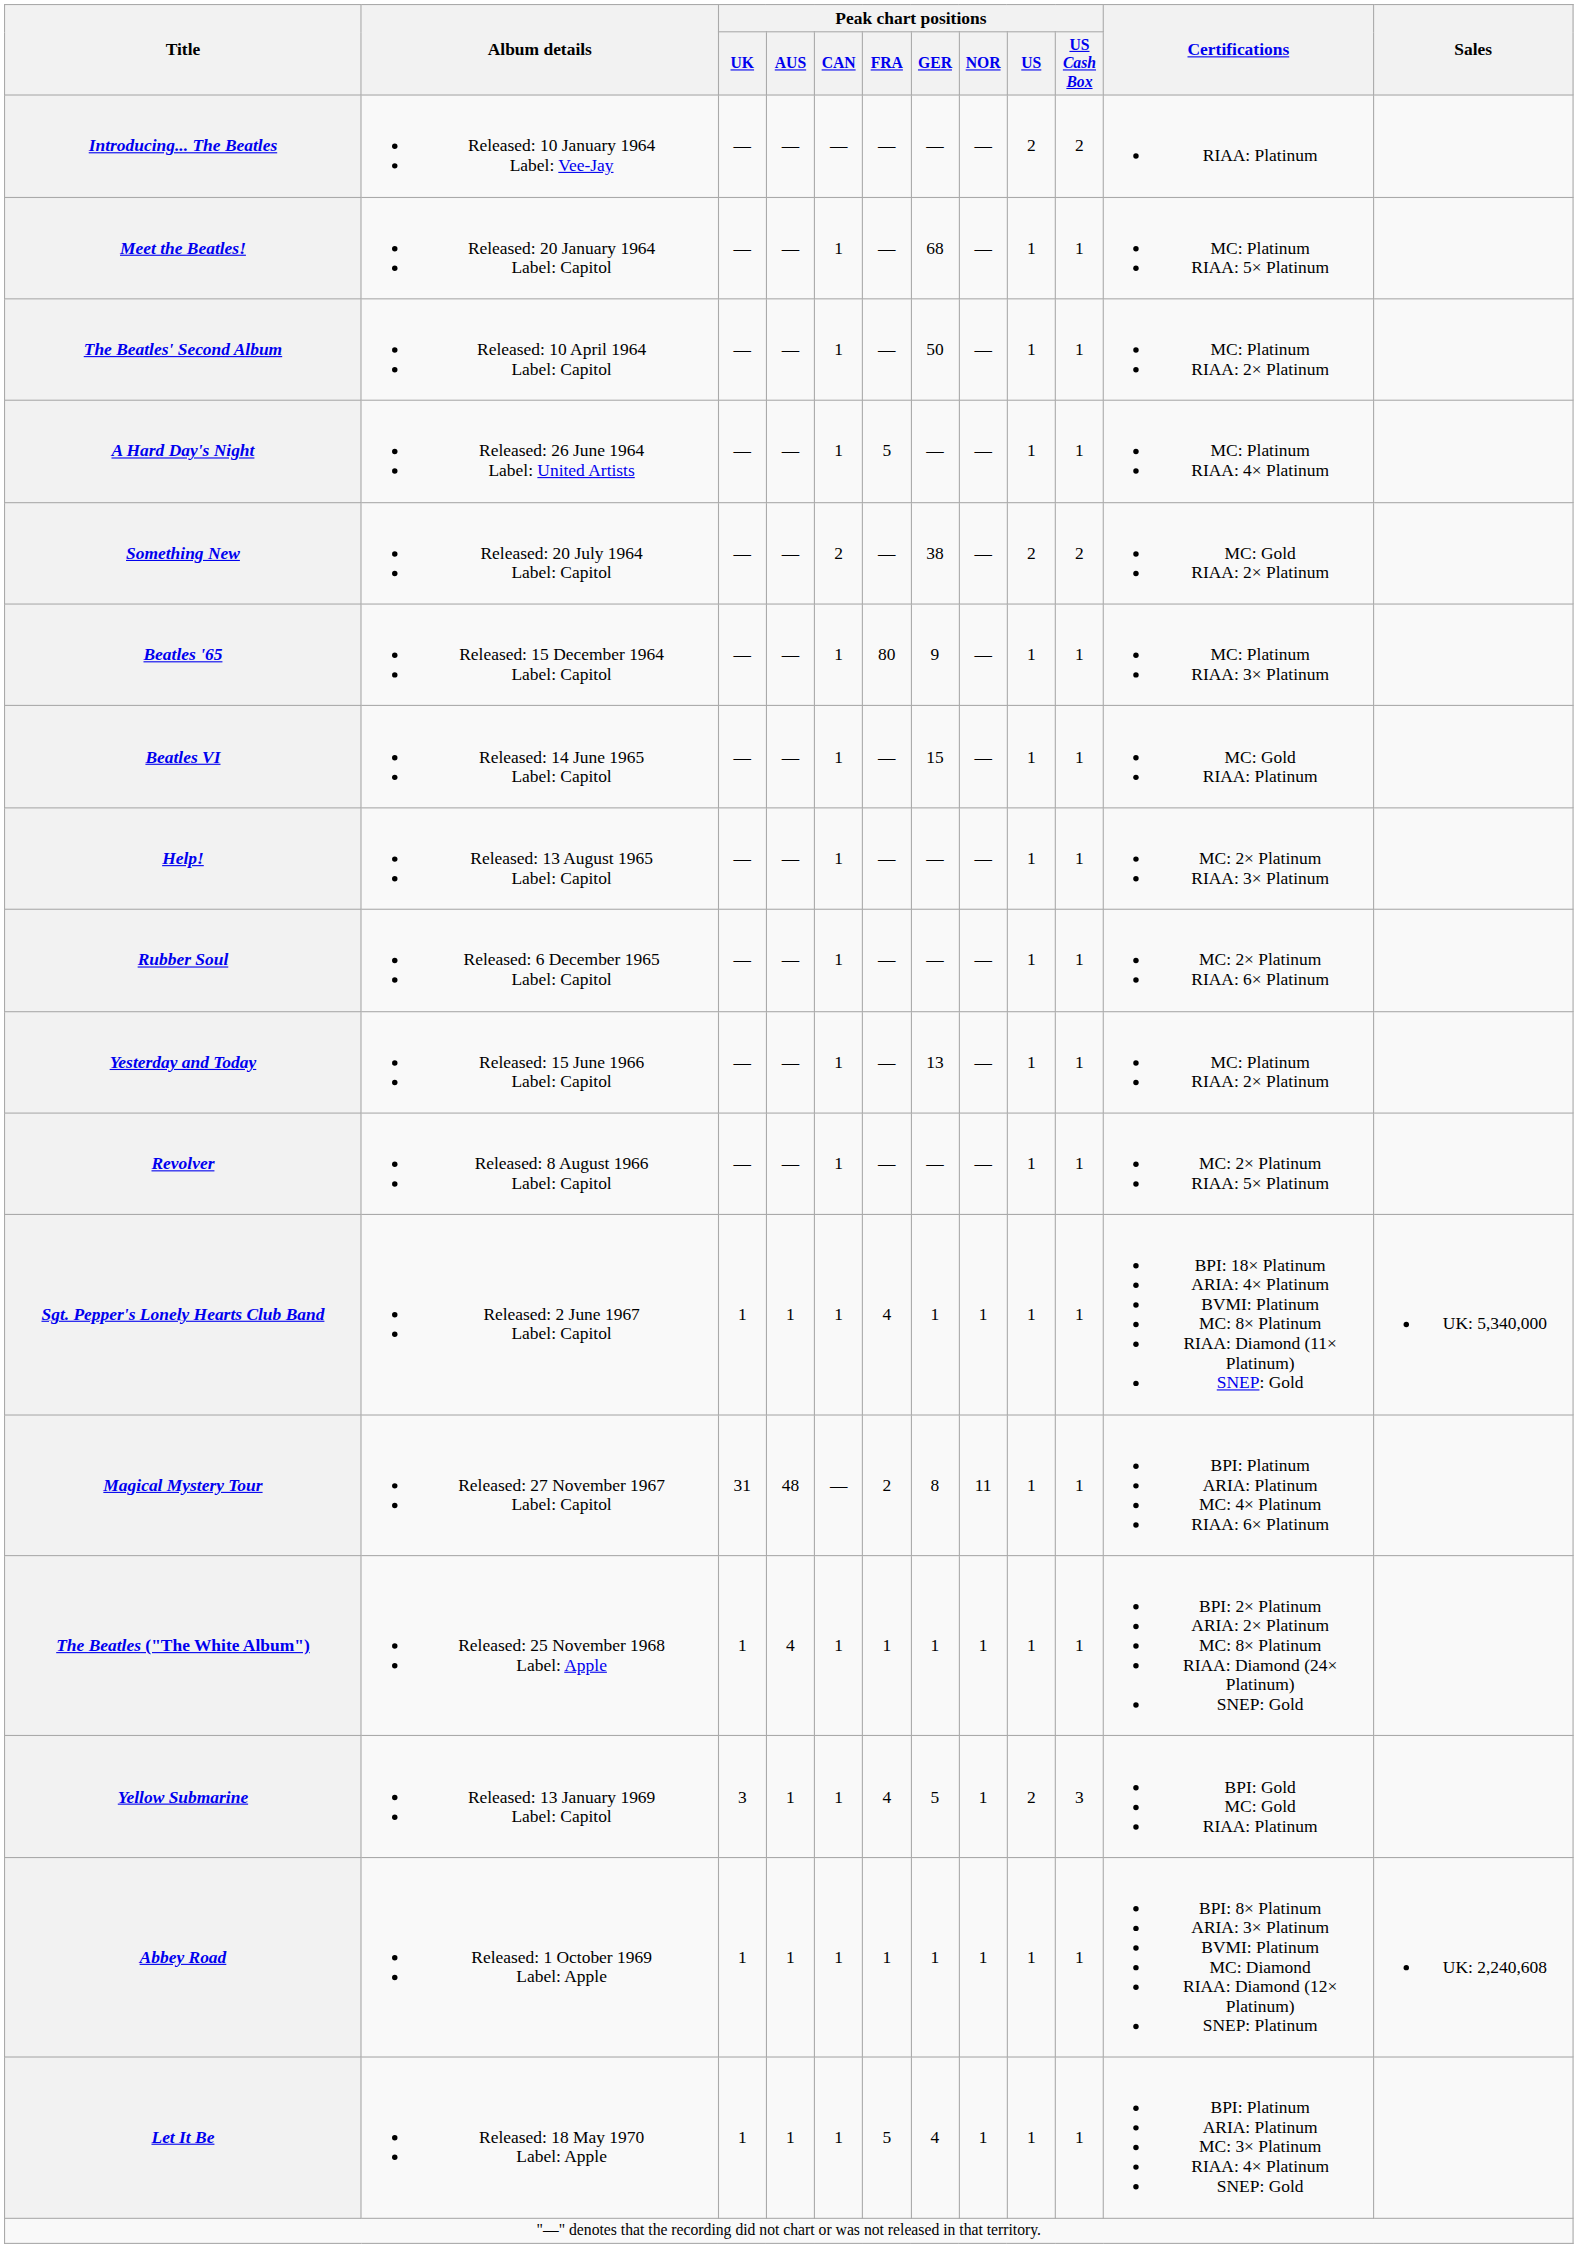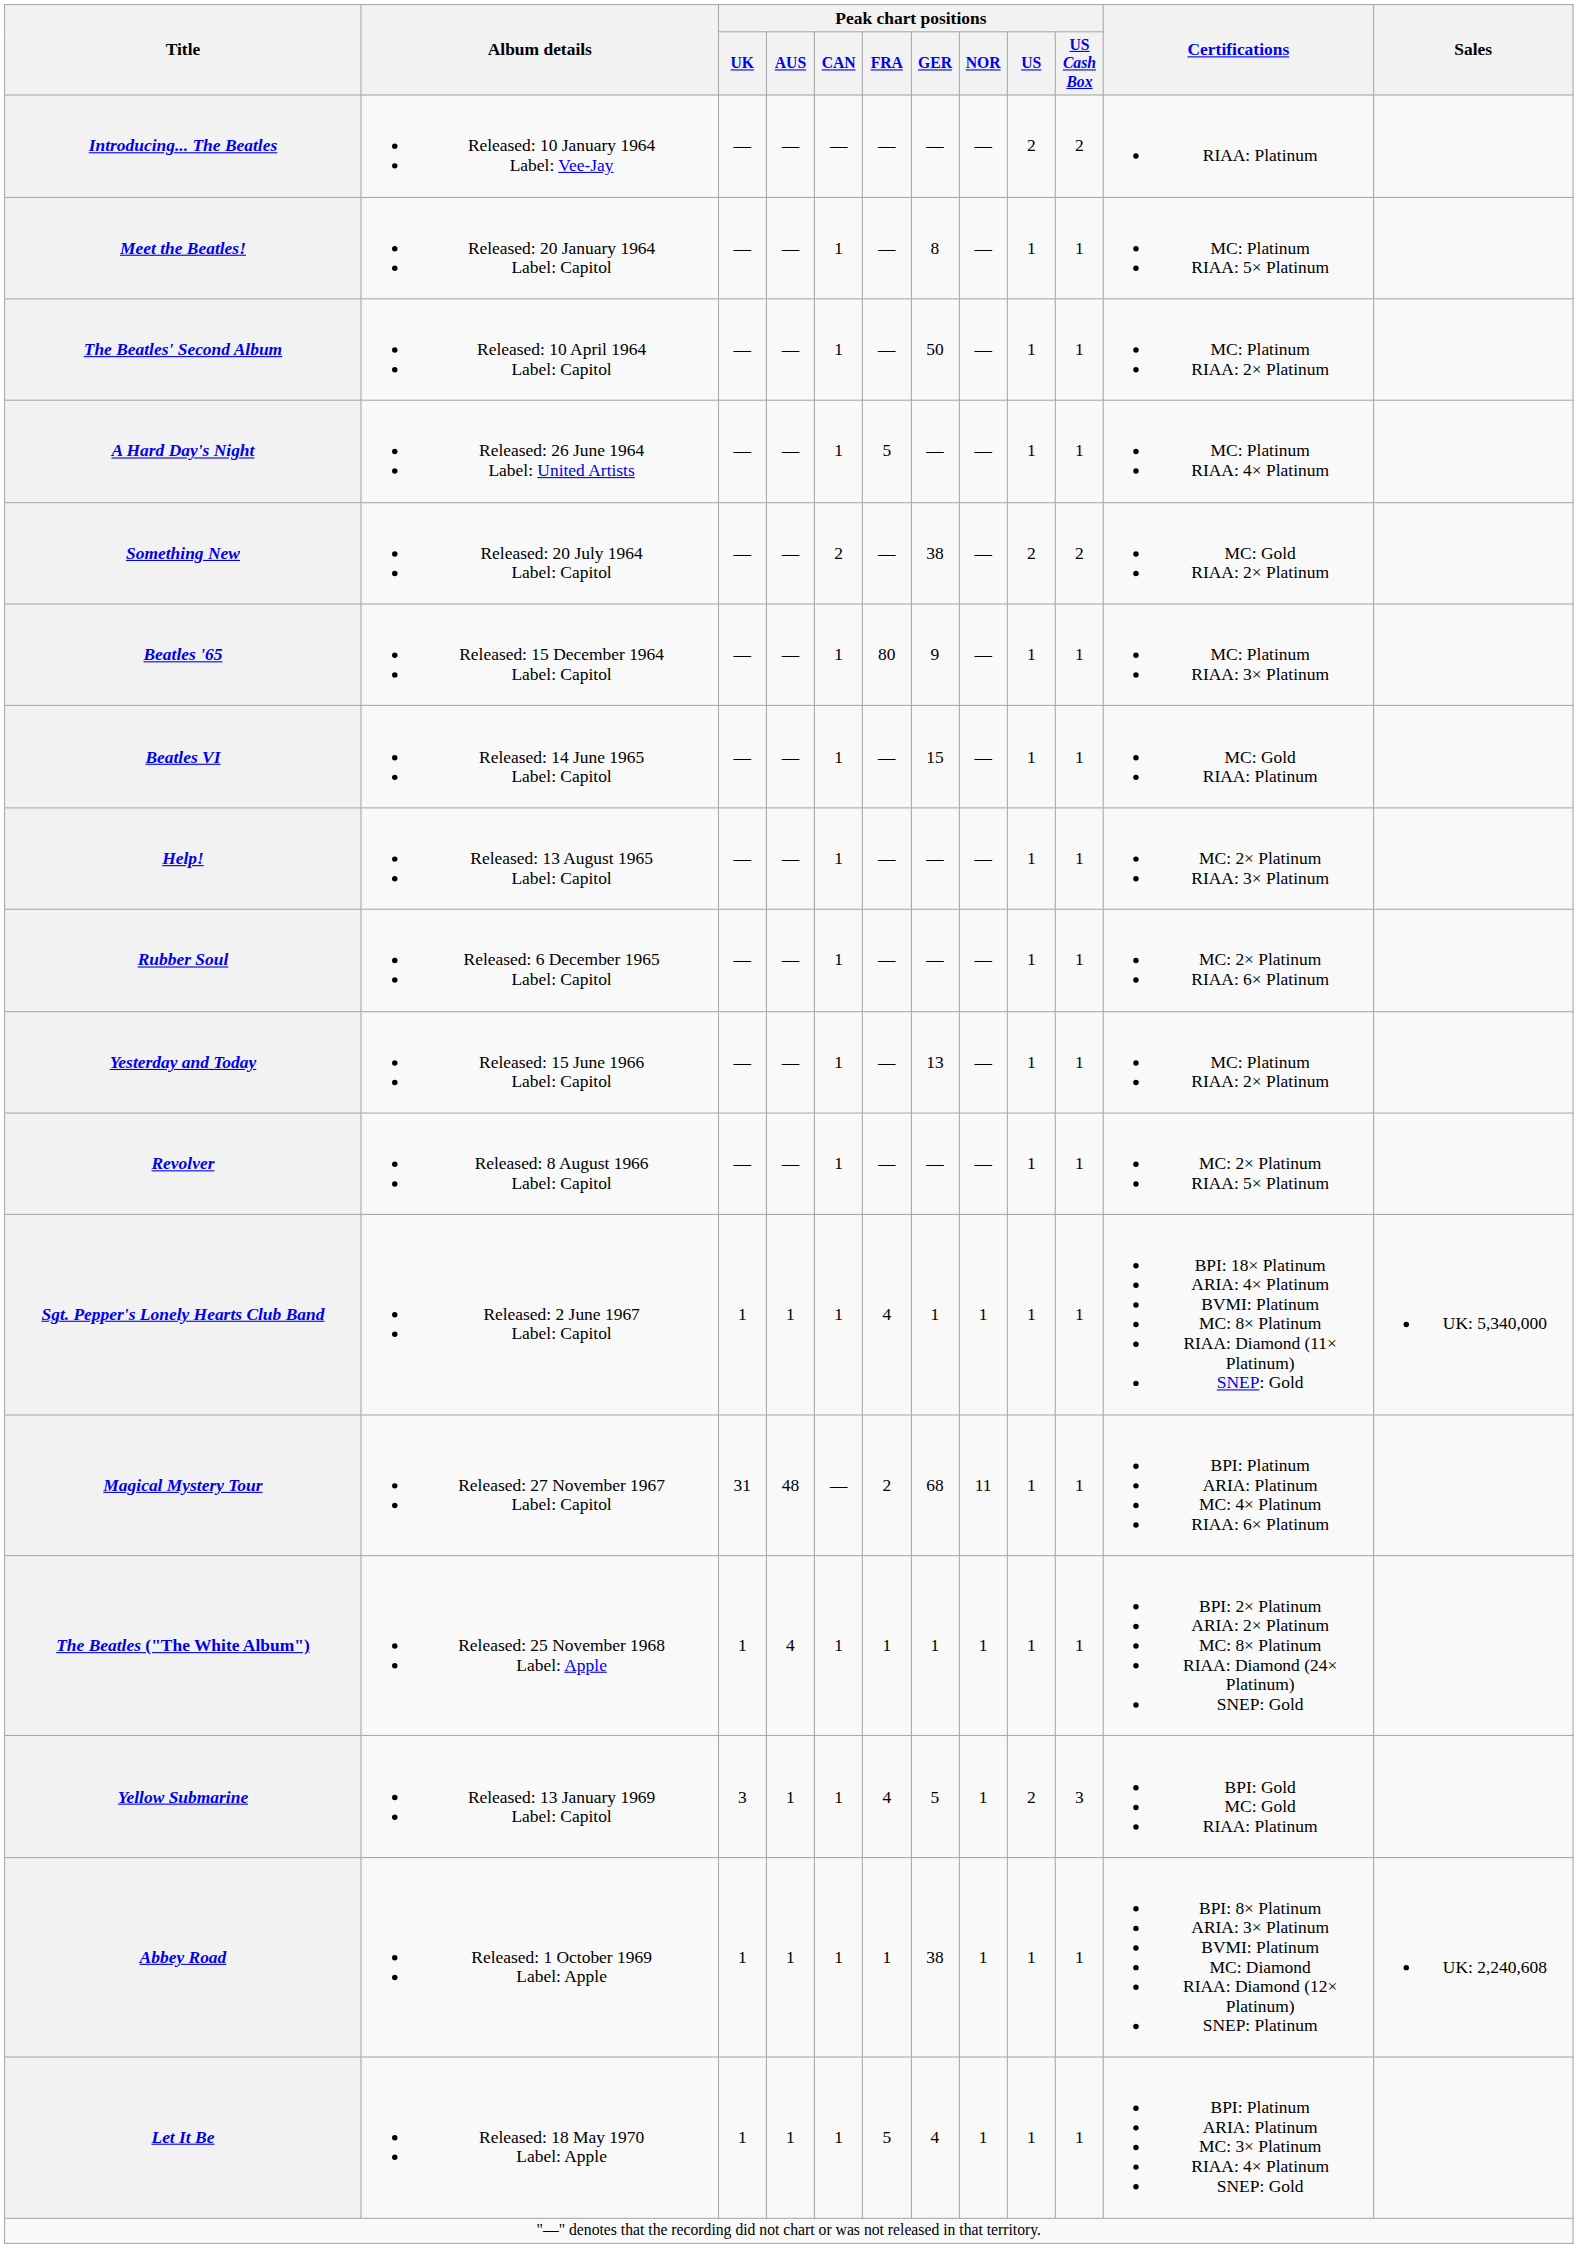(935, 247) 68 -> (935, 247) 8
(935, 1485) 8 -> (935, 1485) 68
(935, 1957) 1 -> (935, 1957) 38
